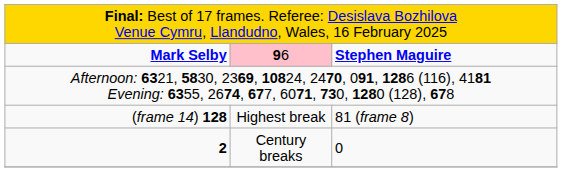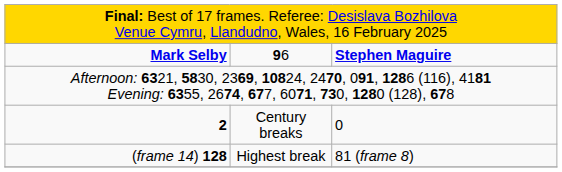(281, 55) pink background -> (281, 55) no background
rows swapped: (179, 117) <-> (223, 148)
